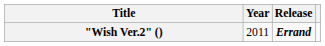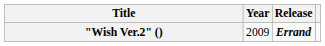(258, 32) 2011 -> (258, 32) 2009
